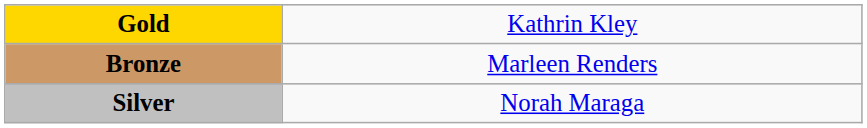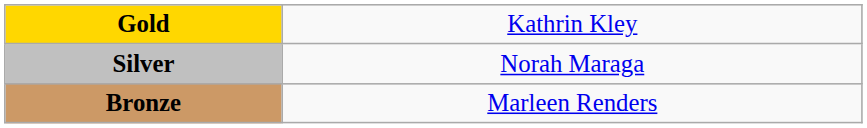rows swapped: (143, 102) <-> (143, 63)
